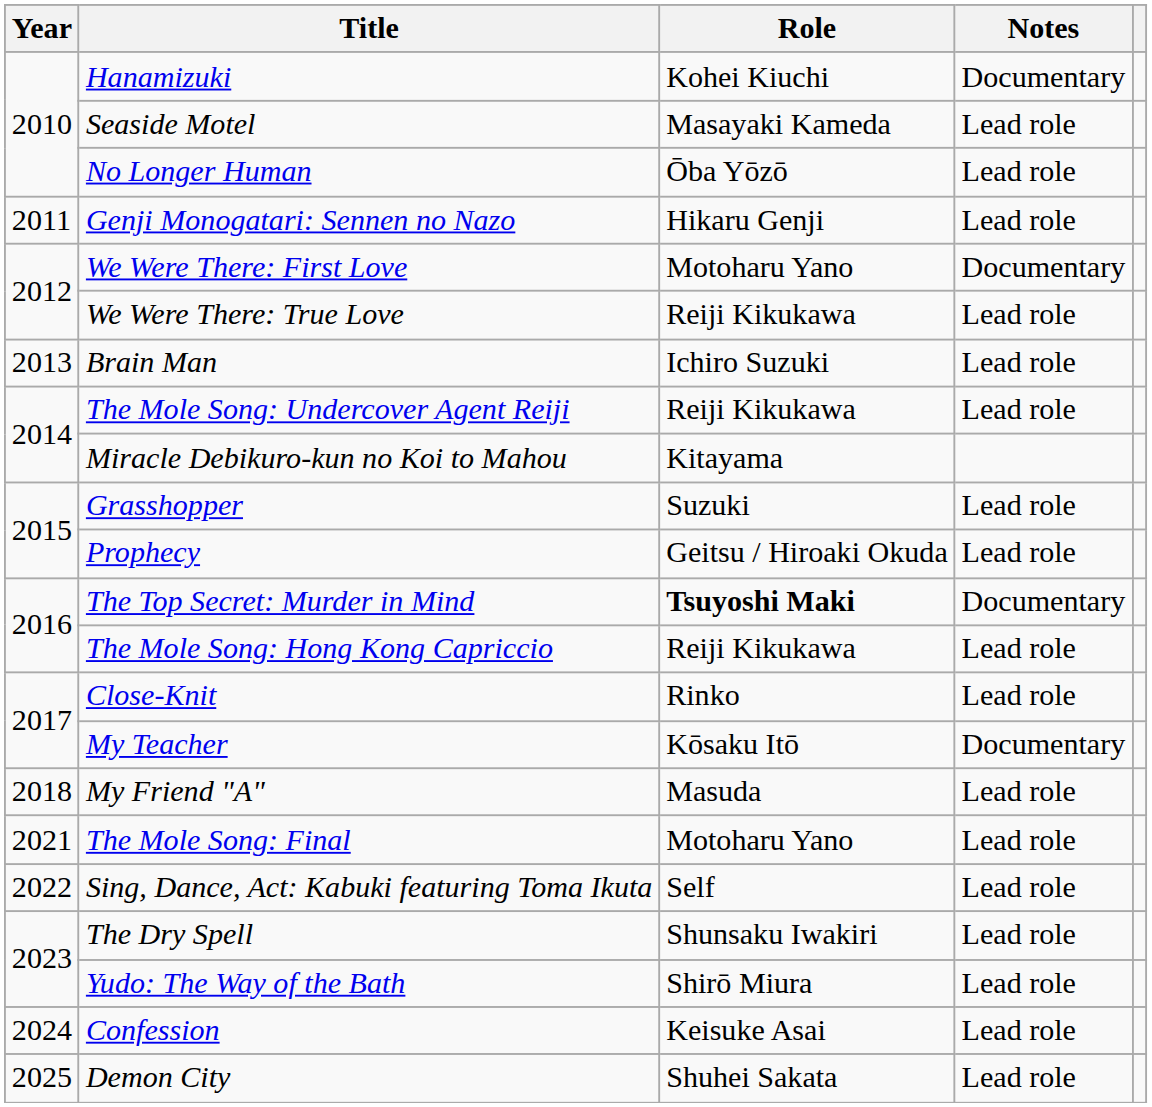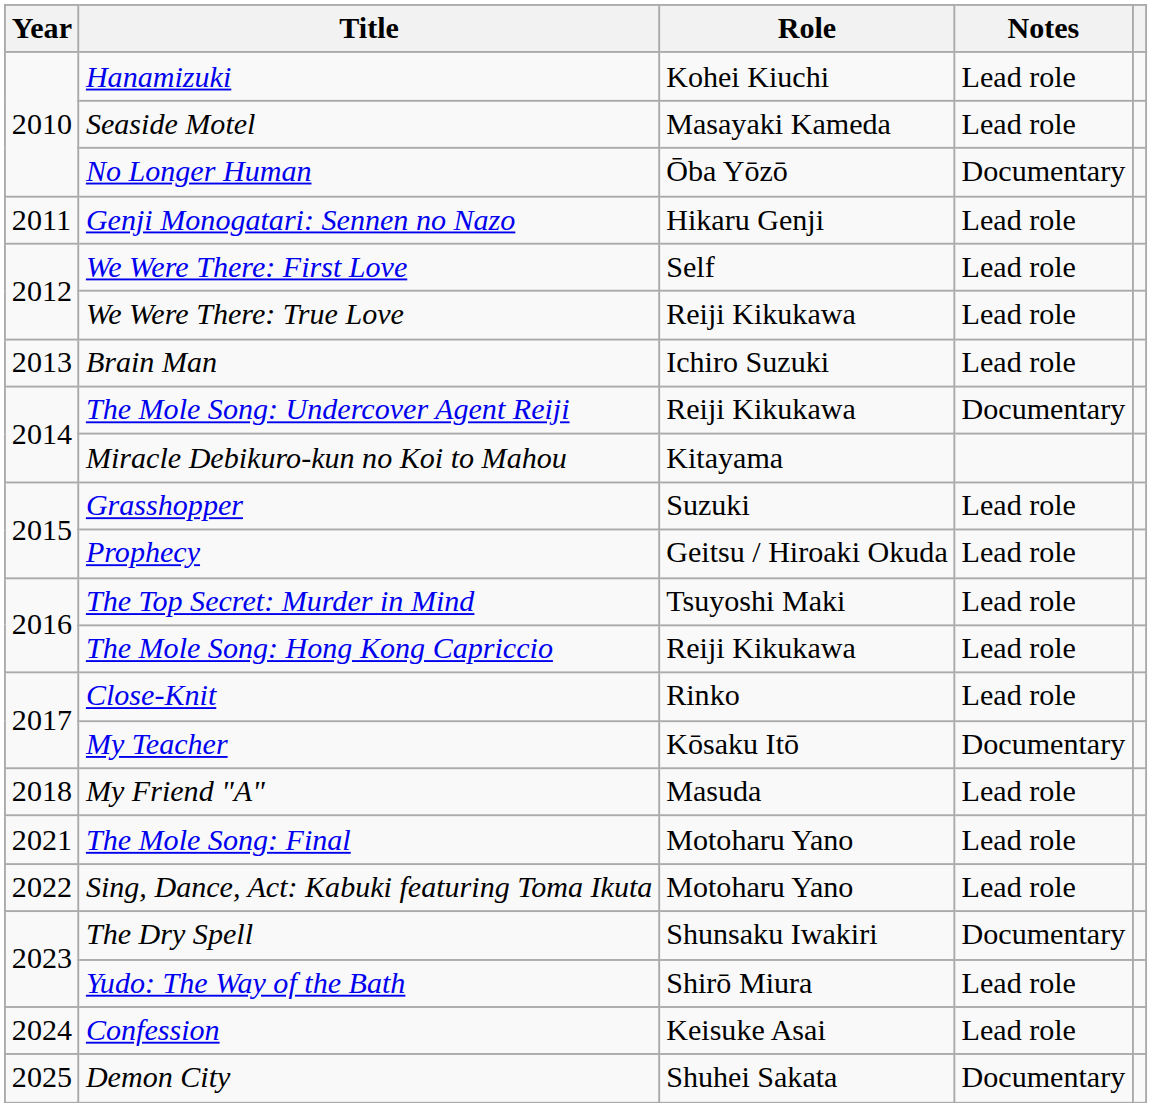(1043, 76) Documentary -> (1019, 76) Lead role
(1019, 171) Lead role -> (1043, 171) Documentary
(760, 266) Motoharu Yano -> (690, 266) Self
(1043, 266) Documentary -> (1019, 266) Lead role
(1019, 409) Lead role -> (1043, 409) Documentary
(761, 600) bold -> (756, 600) normal
(1043, 600) Documentary -> (1019, 600) Lead role
(690, 887) Self -> (760, 887) Motoharu Yano
(1019, 934) Lead role -> (1043, 934) Documentary
(1019, 1077) Lead role -> (1043, 1077) Documentary
